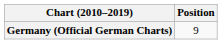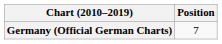(196, 30) 9 -> (196, 30) 7
